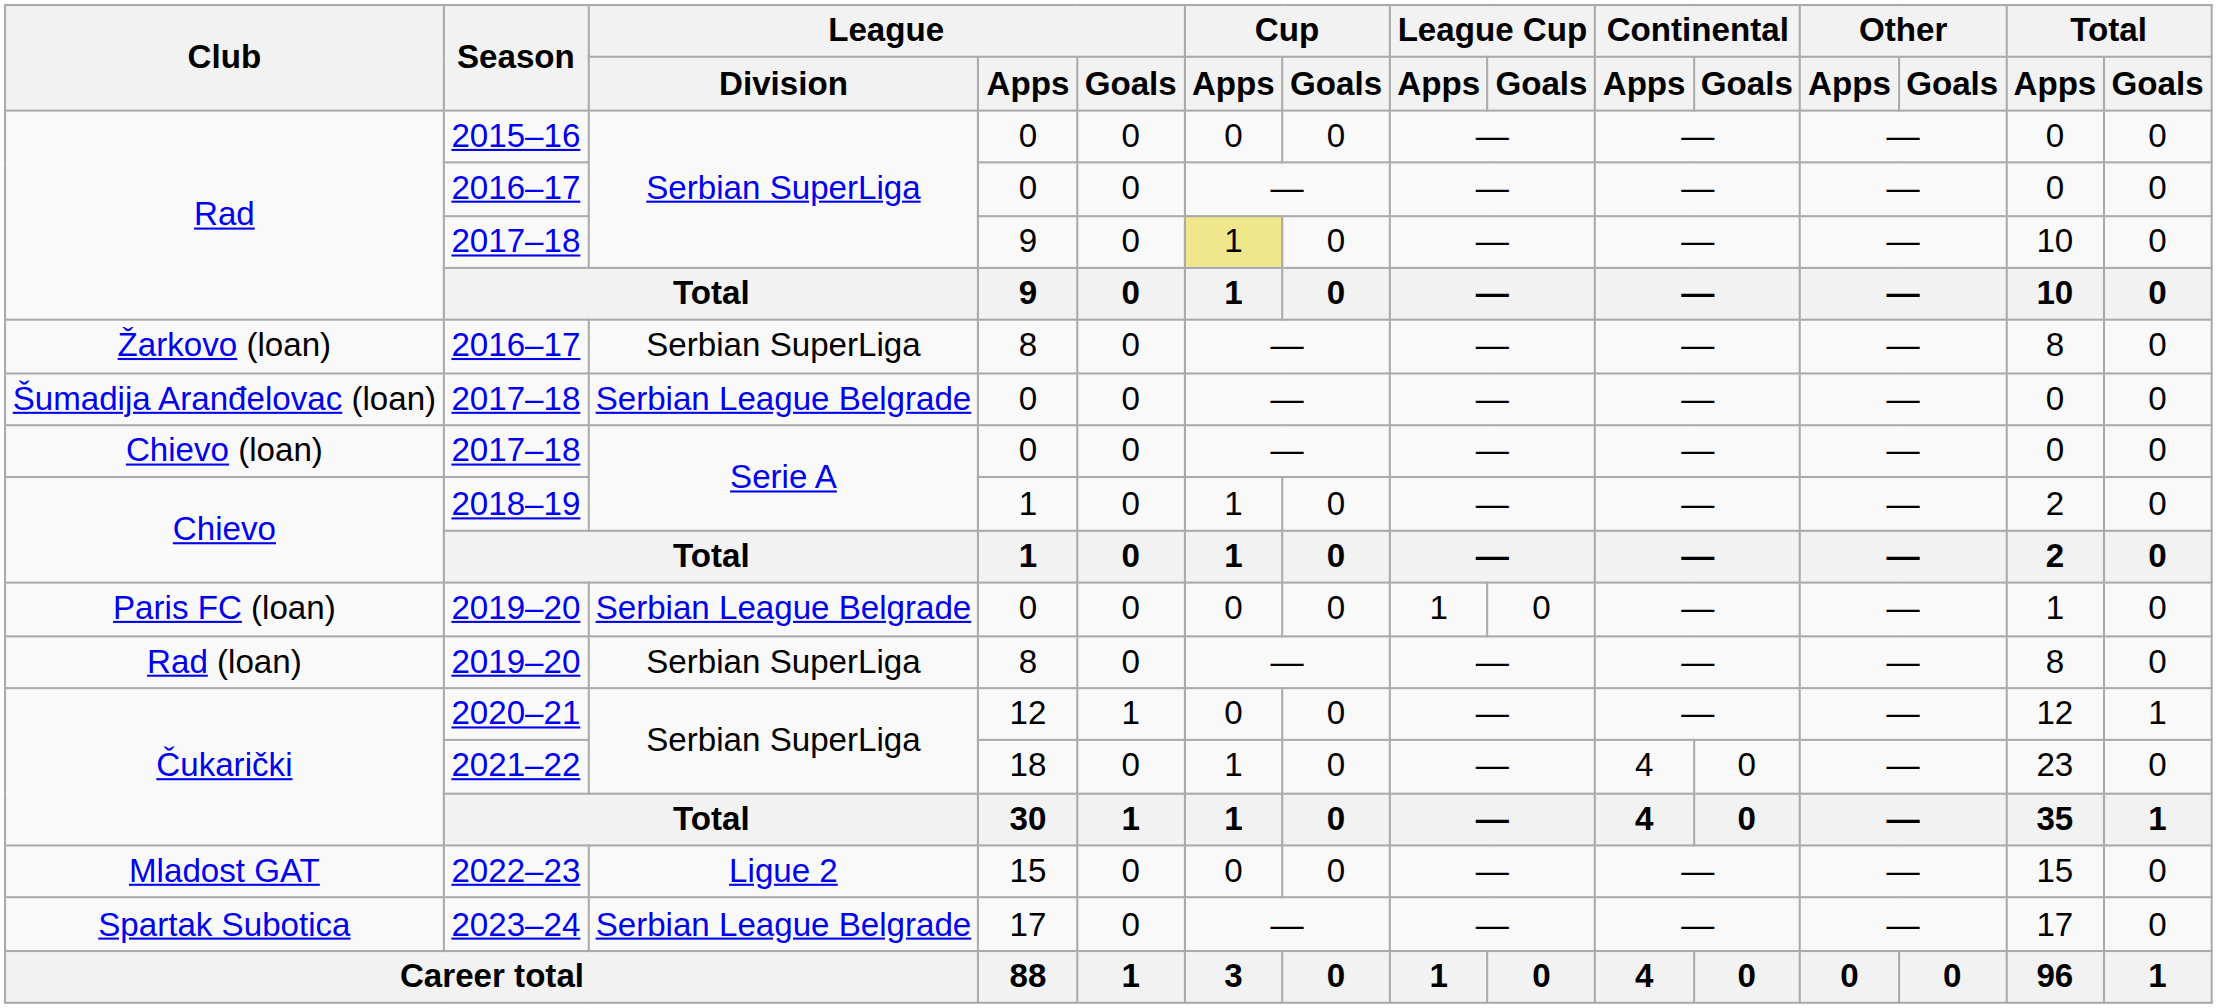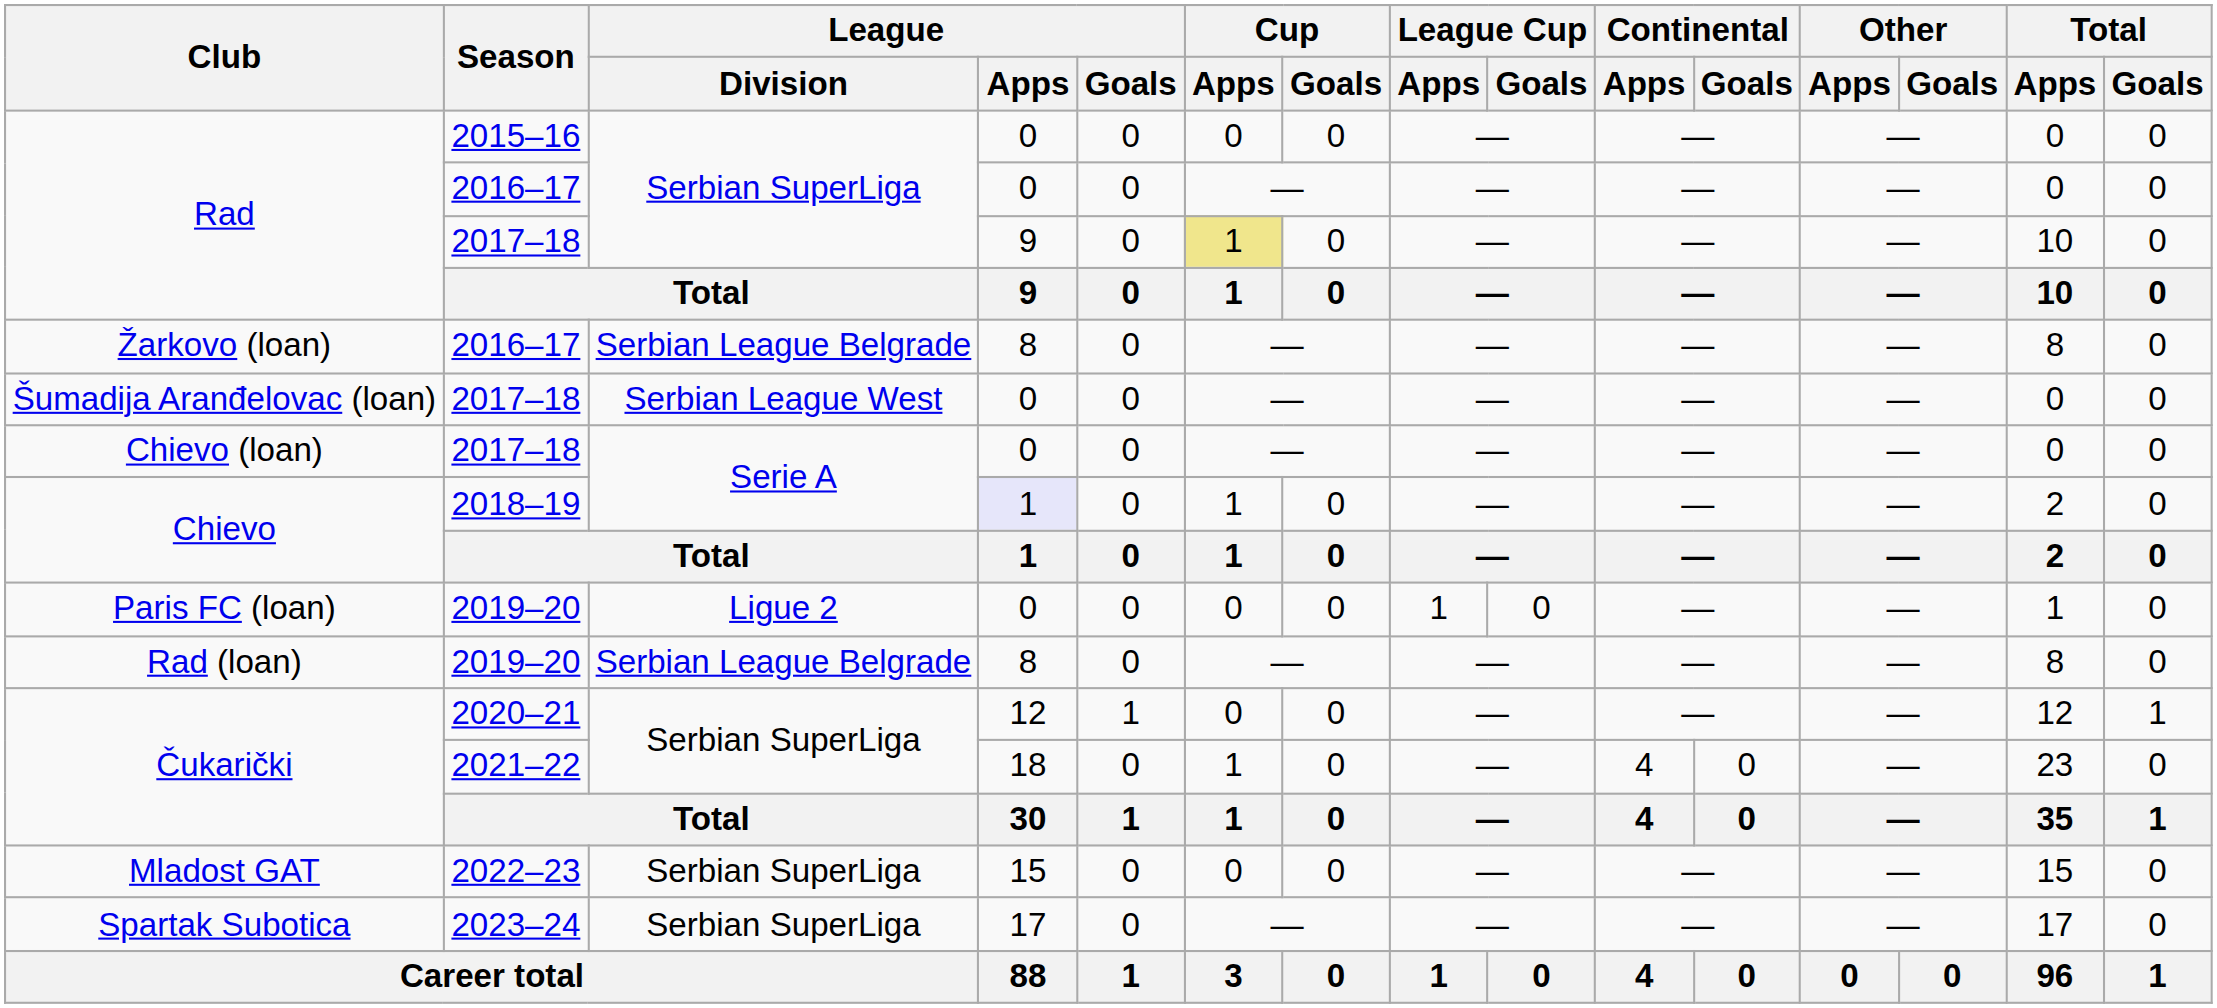(783, 345) Serbian SuperLiga -> (783, 345) Serbian League Belgrade
(783, 398) Serbian League Belgrade -> (783, 398) Serbian League West
(1028, 503) no background -> (1028, 503) lavender background
(783, 608) Serbian League Belgrade -> (783, 608) Ligue 2
(783, 661) Serbian SuperLiga -> (783, 661) Serbian League Belgrade
(783, 871) Ligue 2 -> (783, 871) Serbian SuperLiga
(783, 923) Serbian League Belgrade -> (783, 923) Serbian SuperLiga
